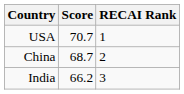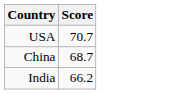- column: (138, 15)
